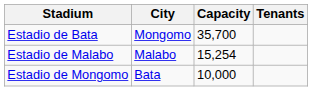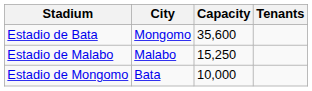(217, 34) 35,700 -> (217, 34) 35,600
(217, 55) 15,254 -> (217, 55) 15,250
